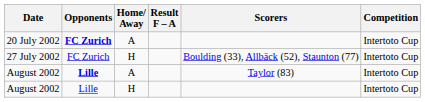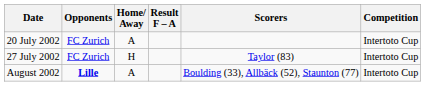(88, 40) bold -> (88, 40) normal
(271, 56) Boulding (33), Allbäck (52), Staunton (77) -> (271, 56) Taylor (83)
(271, 72) Taylor (83) -> (271, 72) Boulding (33), Allbäck (52), Staunton (77)
- row: (33, 89)
